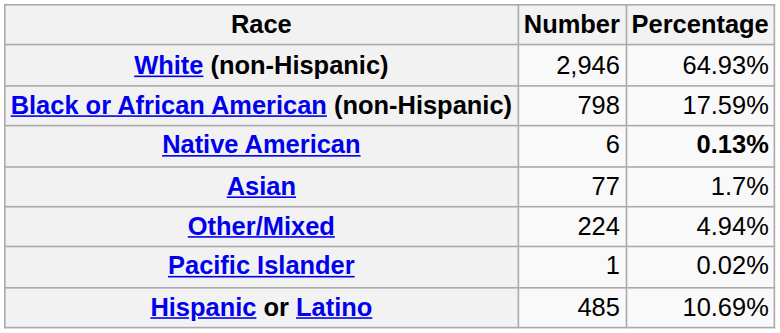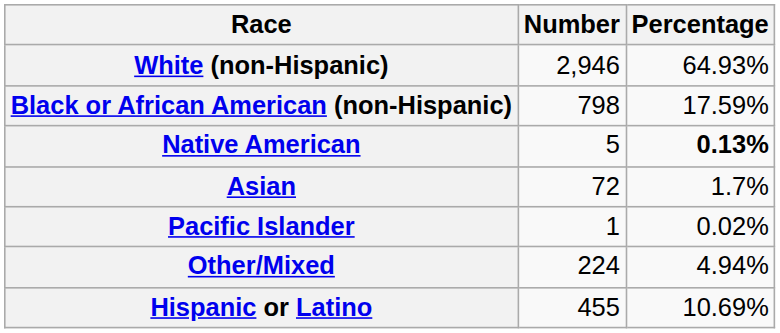(613, 145) 6 -> (613, 145) 5
(606, 186) 77 -> (606, 186) 72
rows swapped: (261, 266) <-> (261, 226)
(599, 307) 485 -> (599, 307) 455
